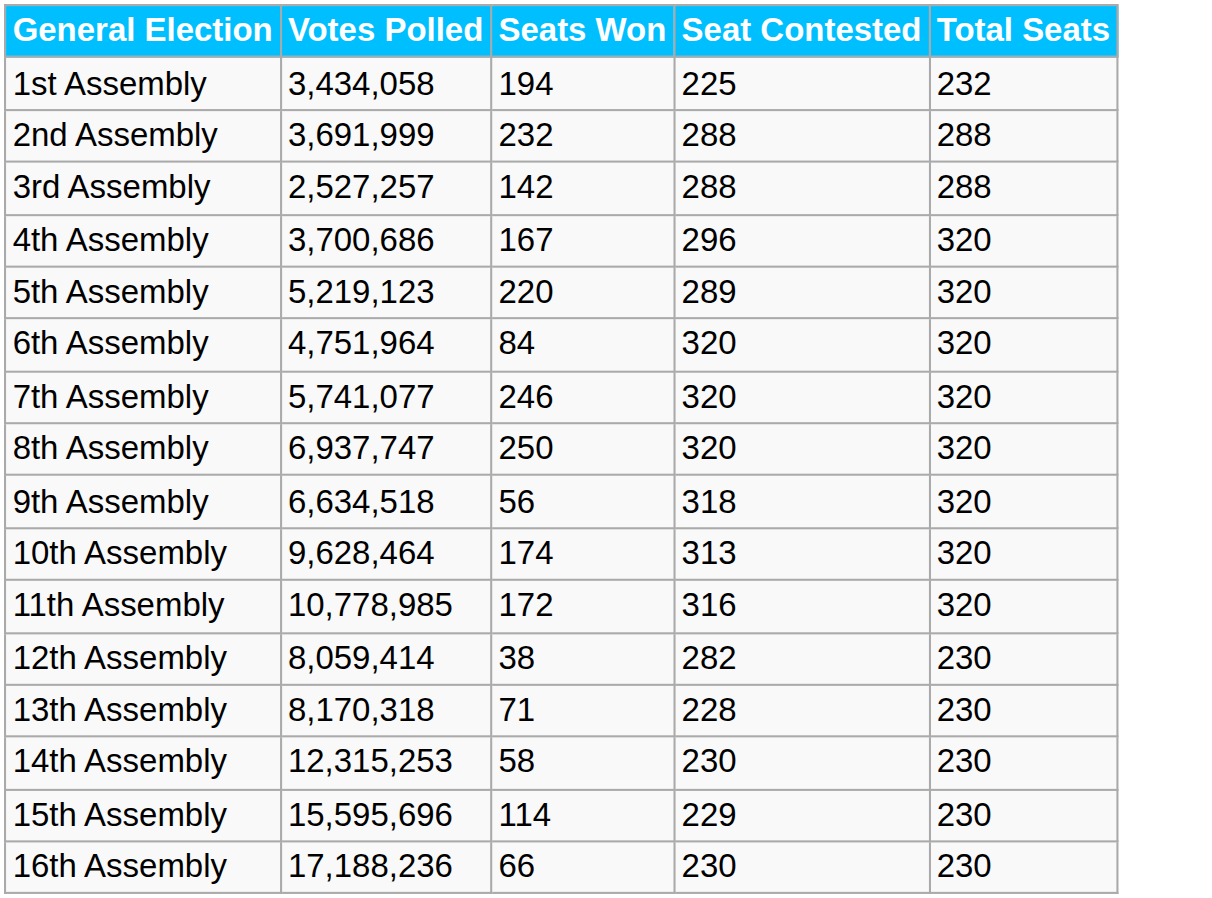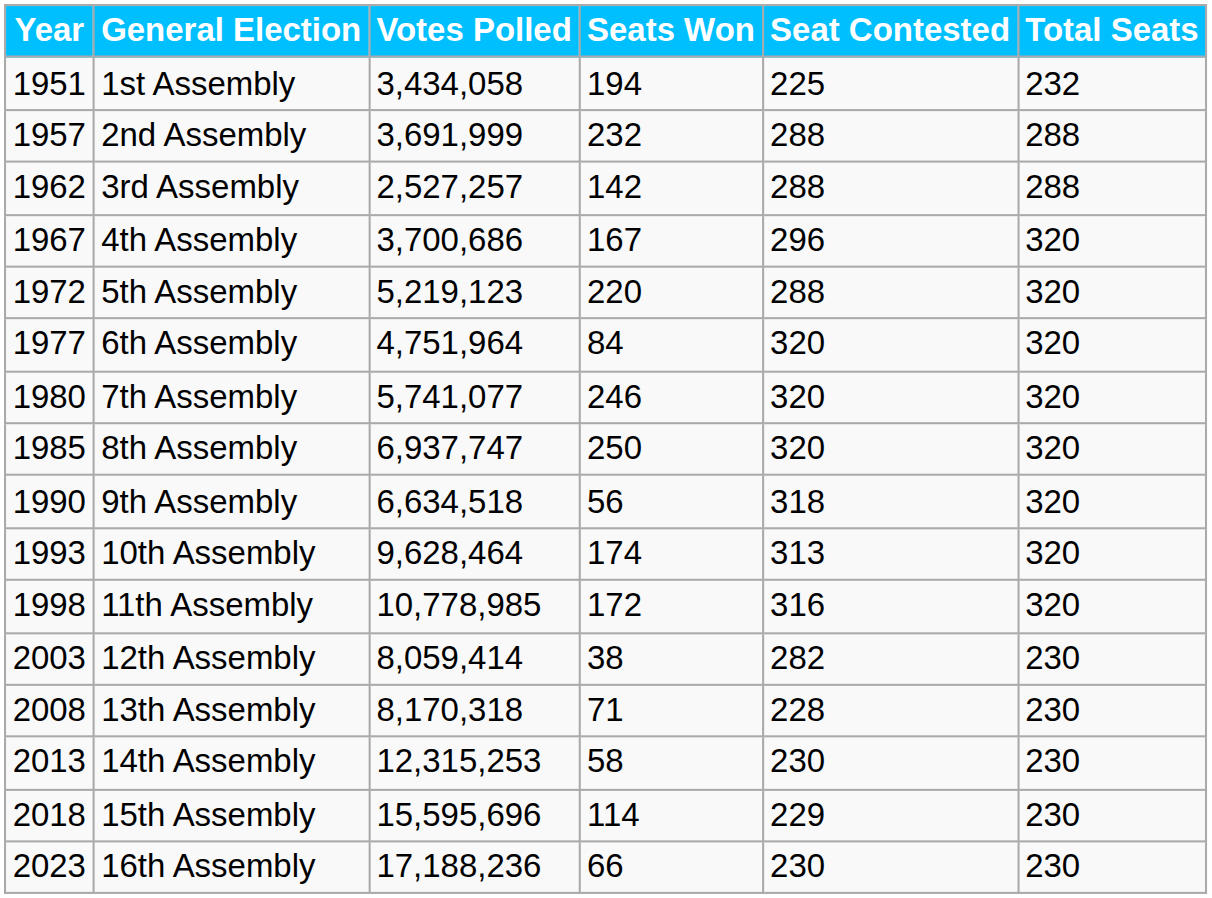+ column: (49, 30)
(709, 291) 289 -> (798, 291) 288
